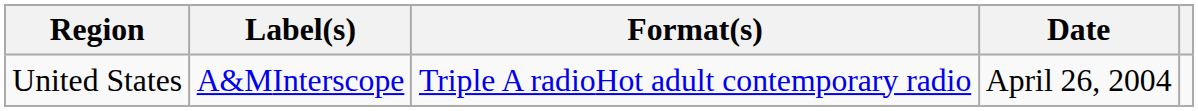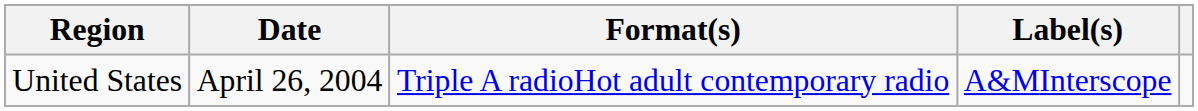columns swapped: (1079, 29) <-> (301, 29)
